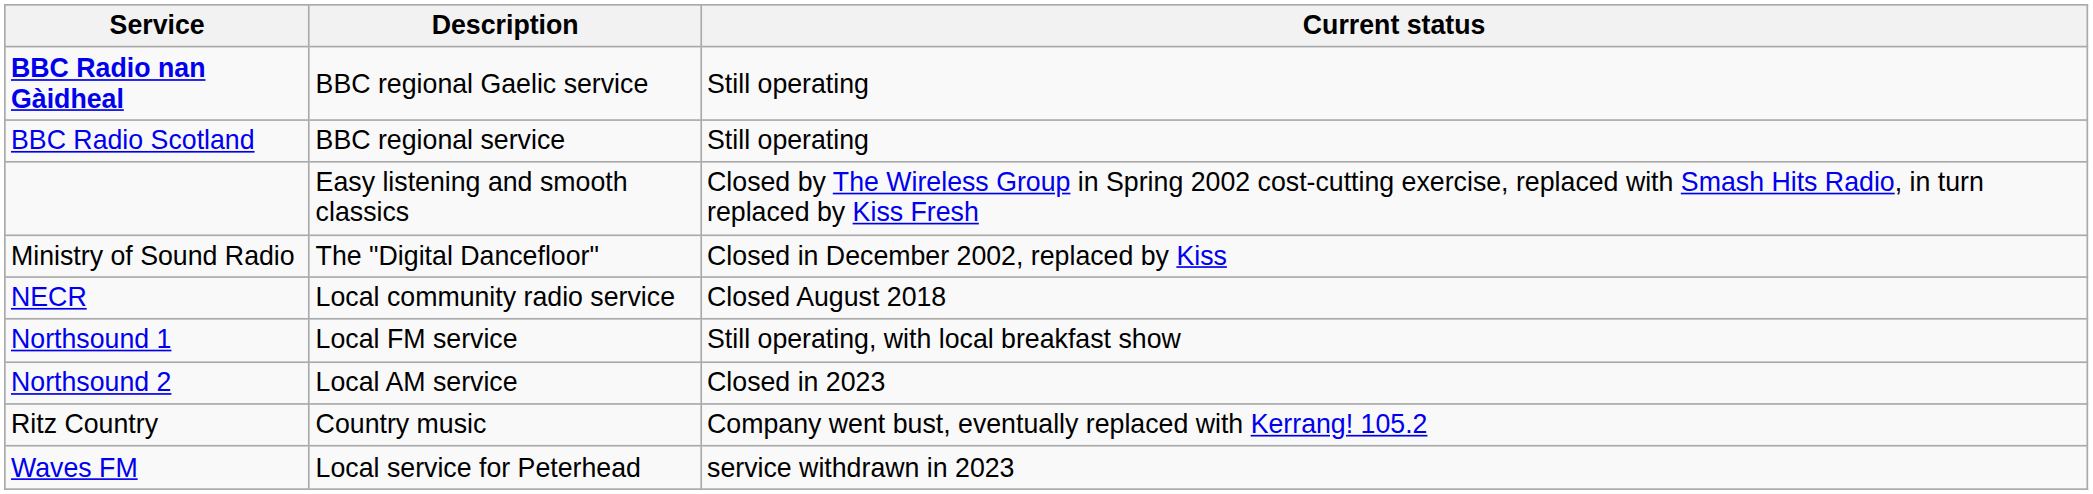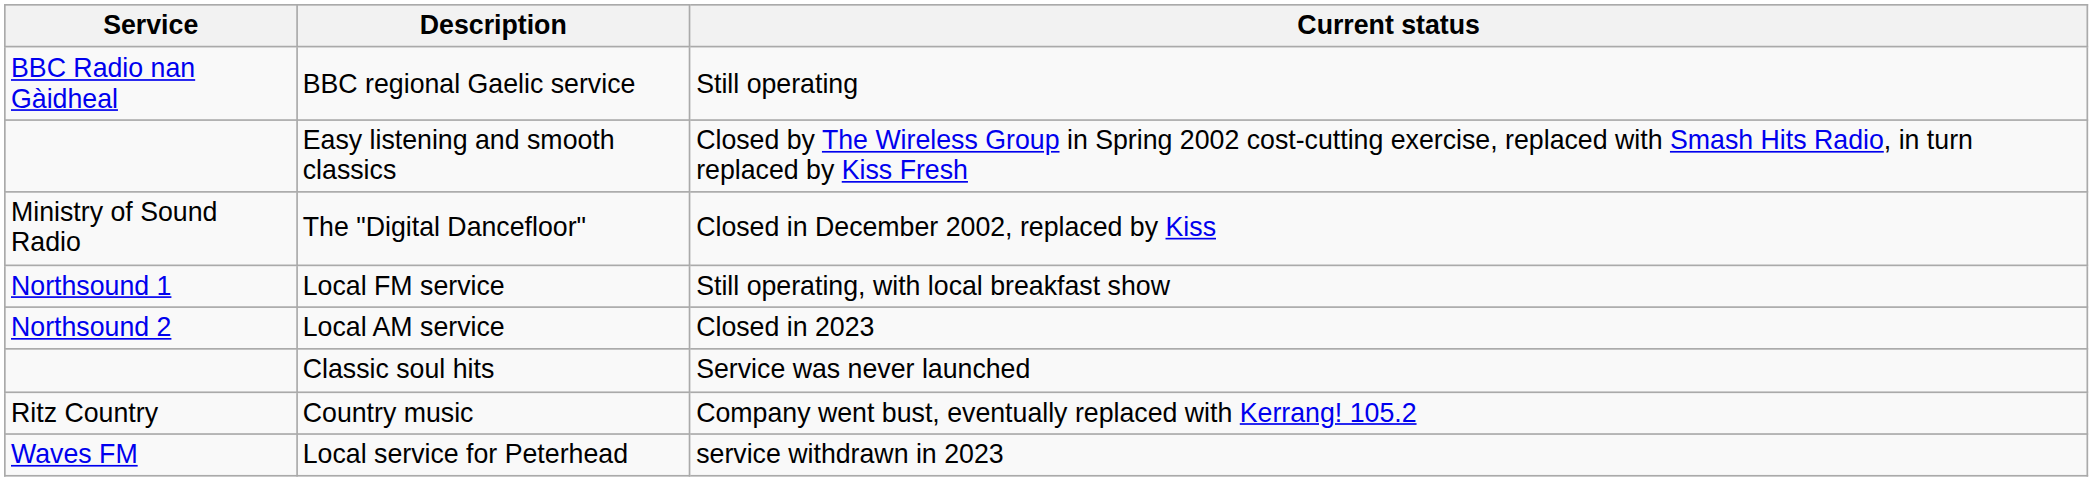(108, 83) bold -> (103, 83) normal
- row: (440, 140)
- row: (495, 297)
+ row: (398, 370)
